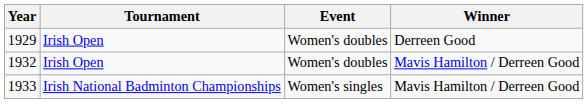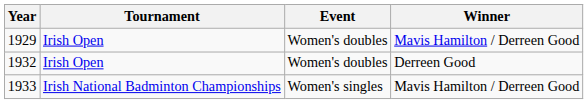(435, 40) Derreen Good -> (487, 40) Mavis Hamilton / Derreen Good
(487, 63) Mavis Hamilton / Derreen Good -> (435, 63) Derreen Good
